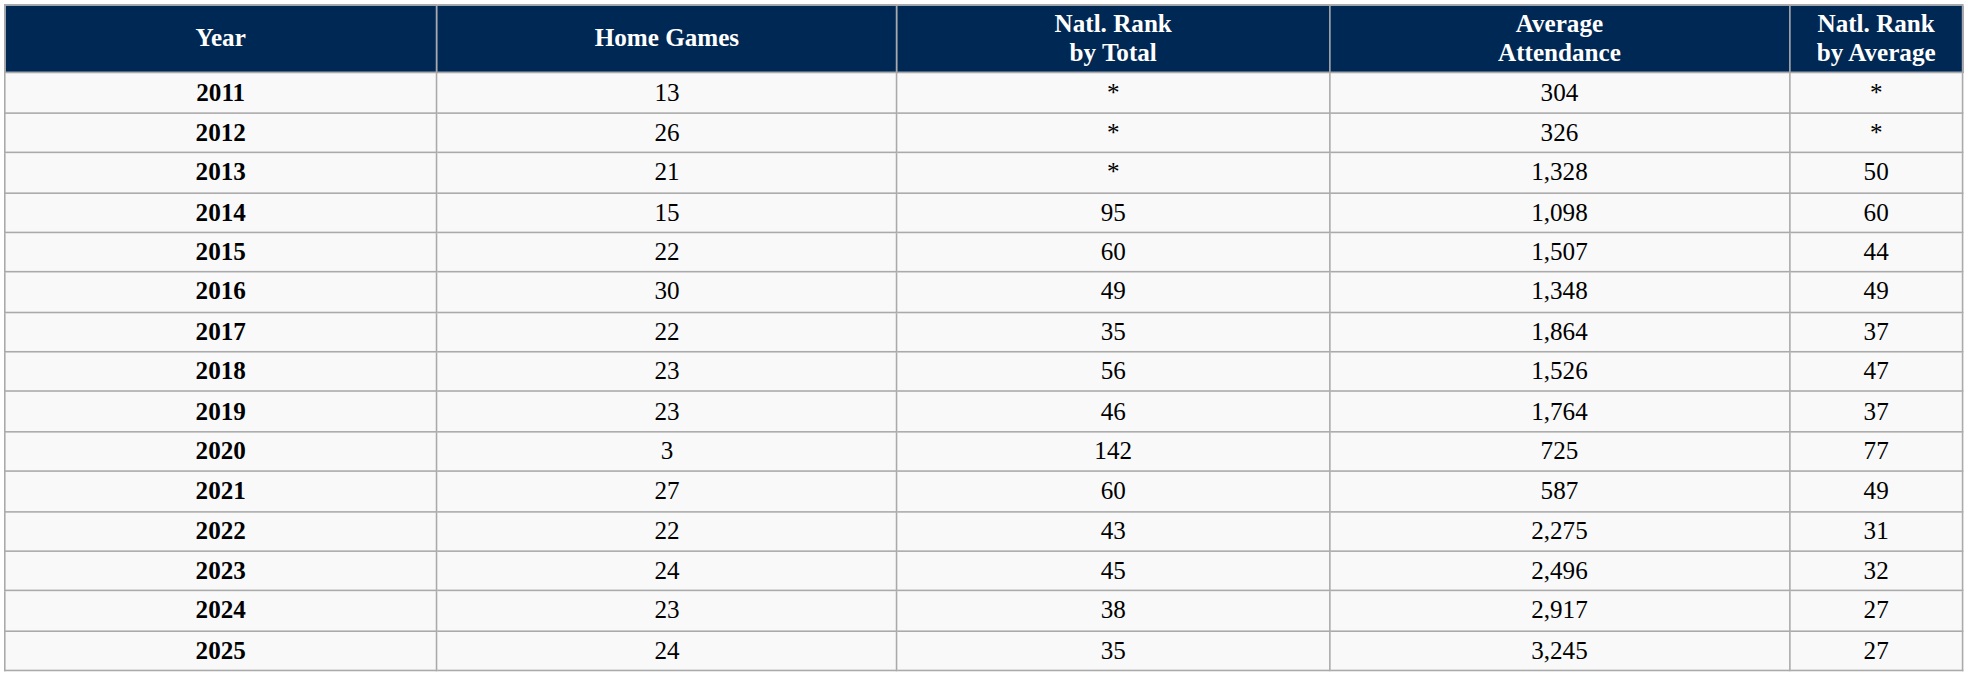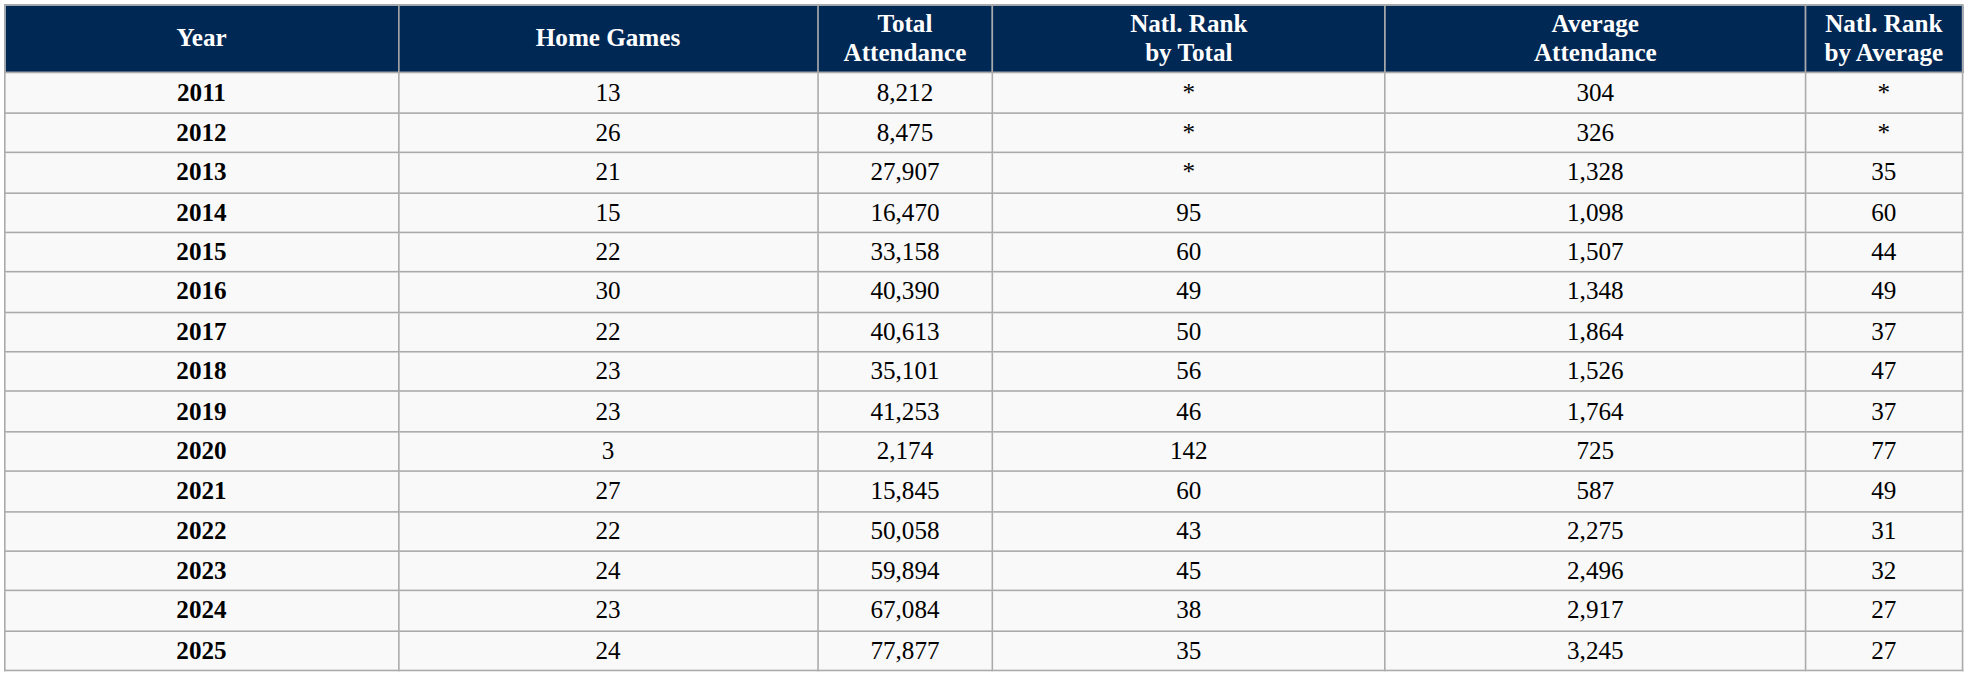+ column: (905, 38)
(1876, 172) 50 -> (1884, 172) 35
(1113, 331) 35 -> (1189, 331) 50
